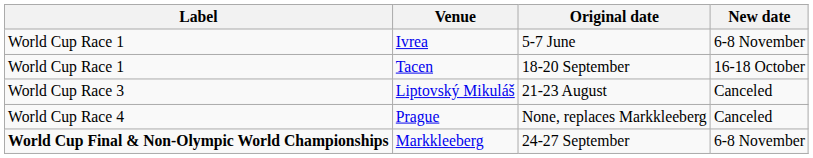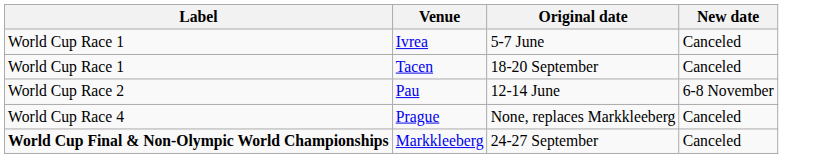(759, 41) 6-8 November -> (712, 41) Canceled
(759, 66) 16-18 October -> (712, 66) Canceled
+ row: (408, 91)
- row: (455, 91)
(759, 141) 6-8 November -> (712, 141) Canceled
